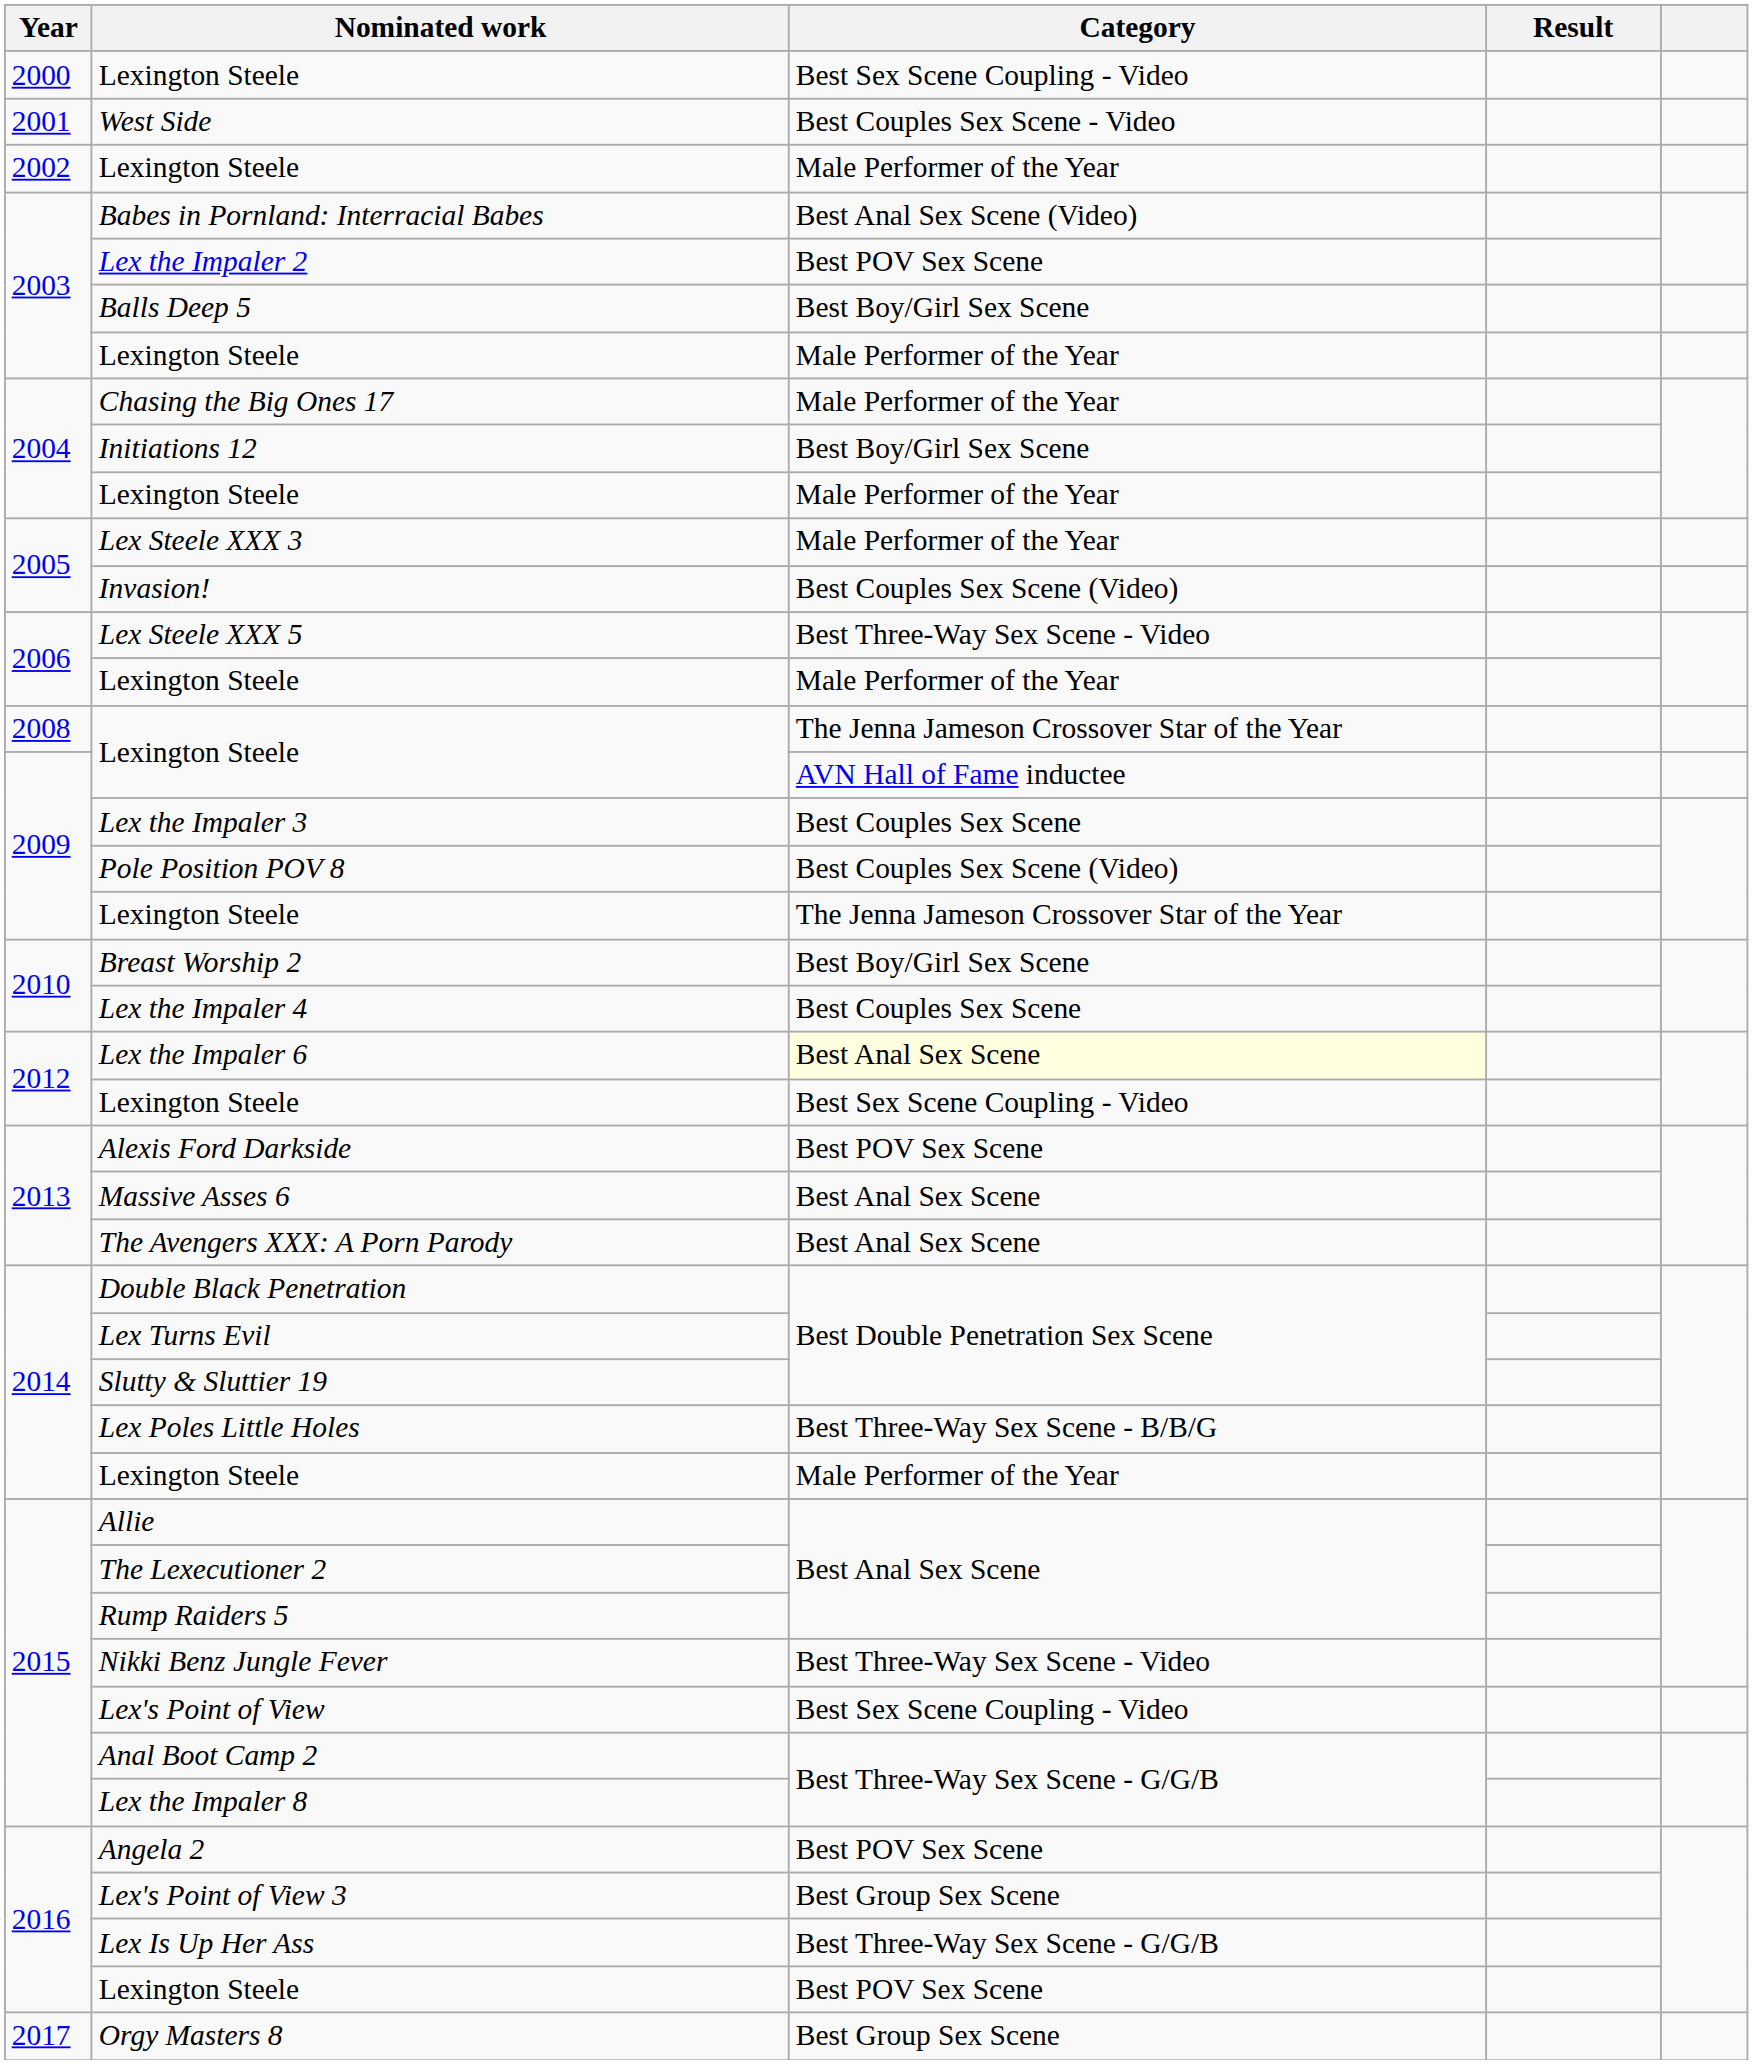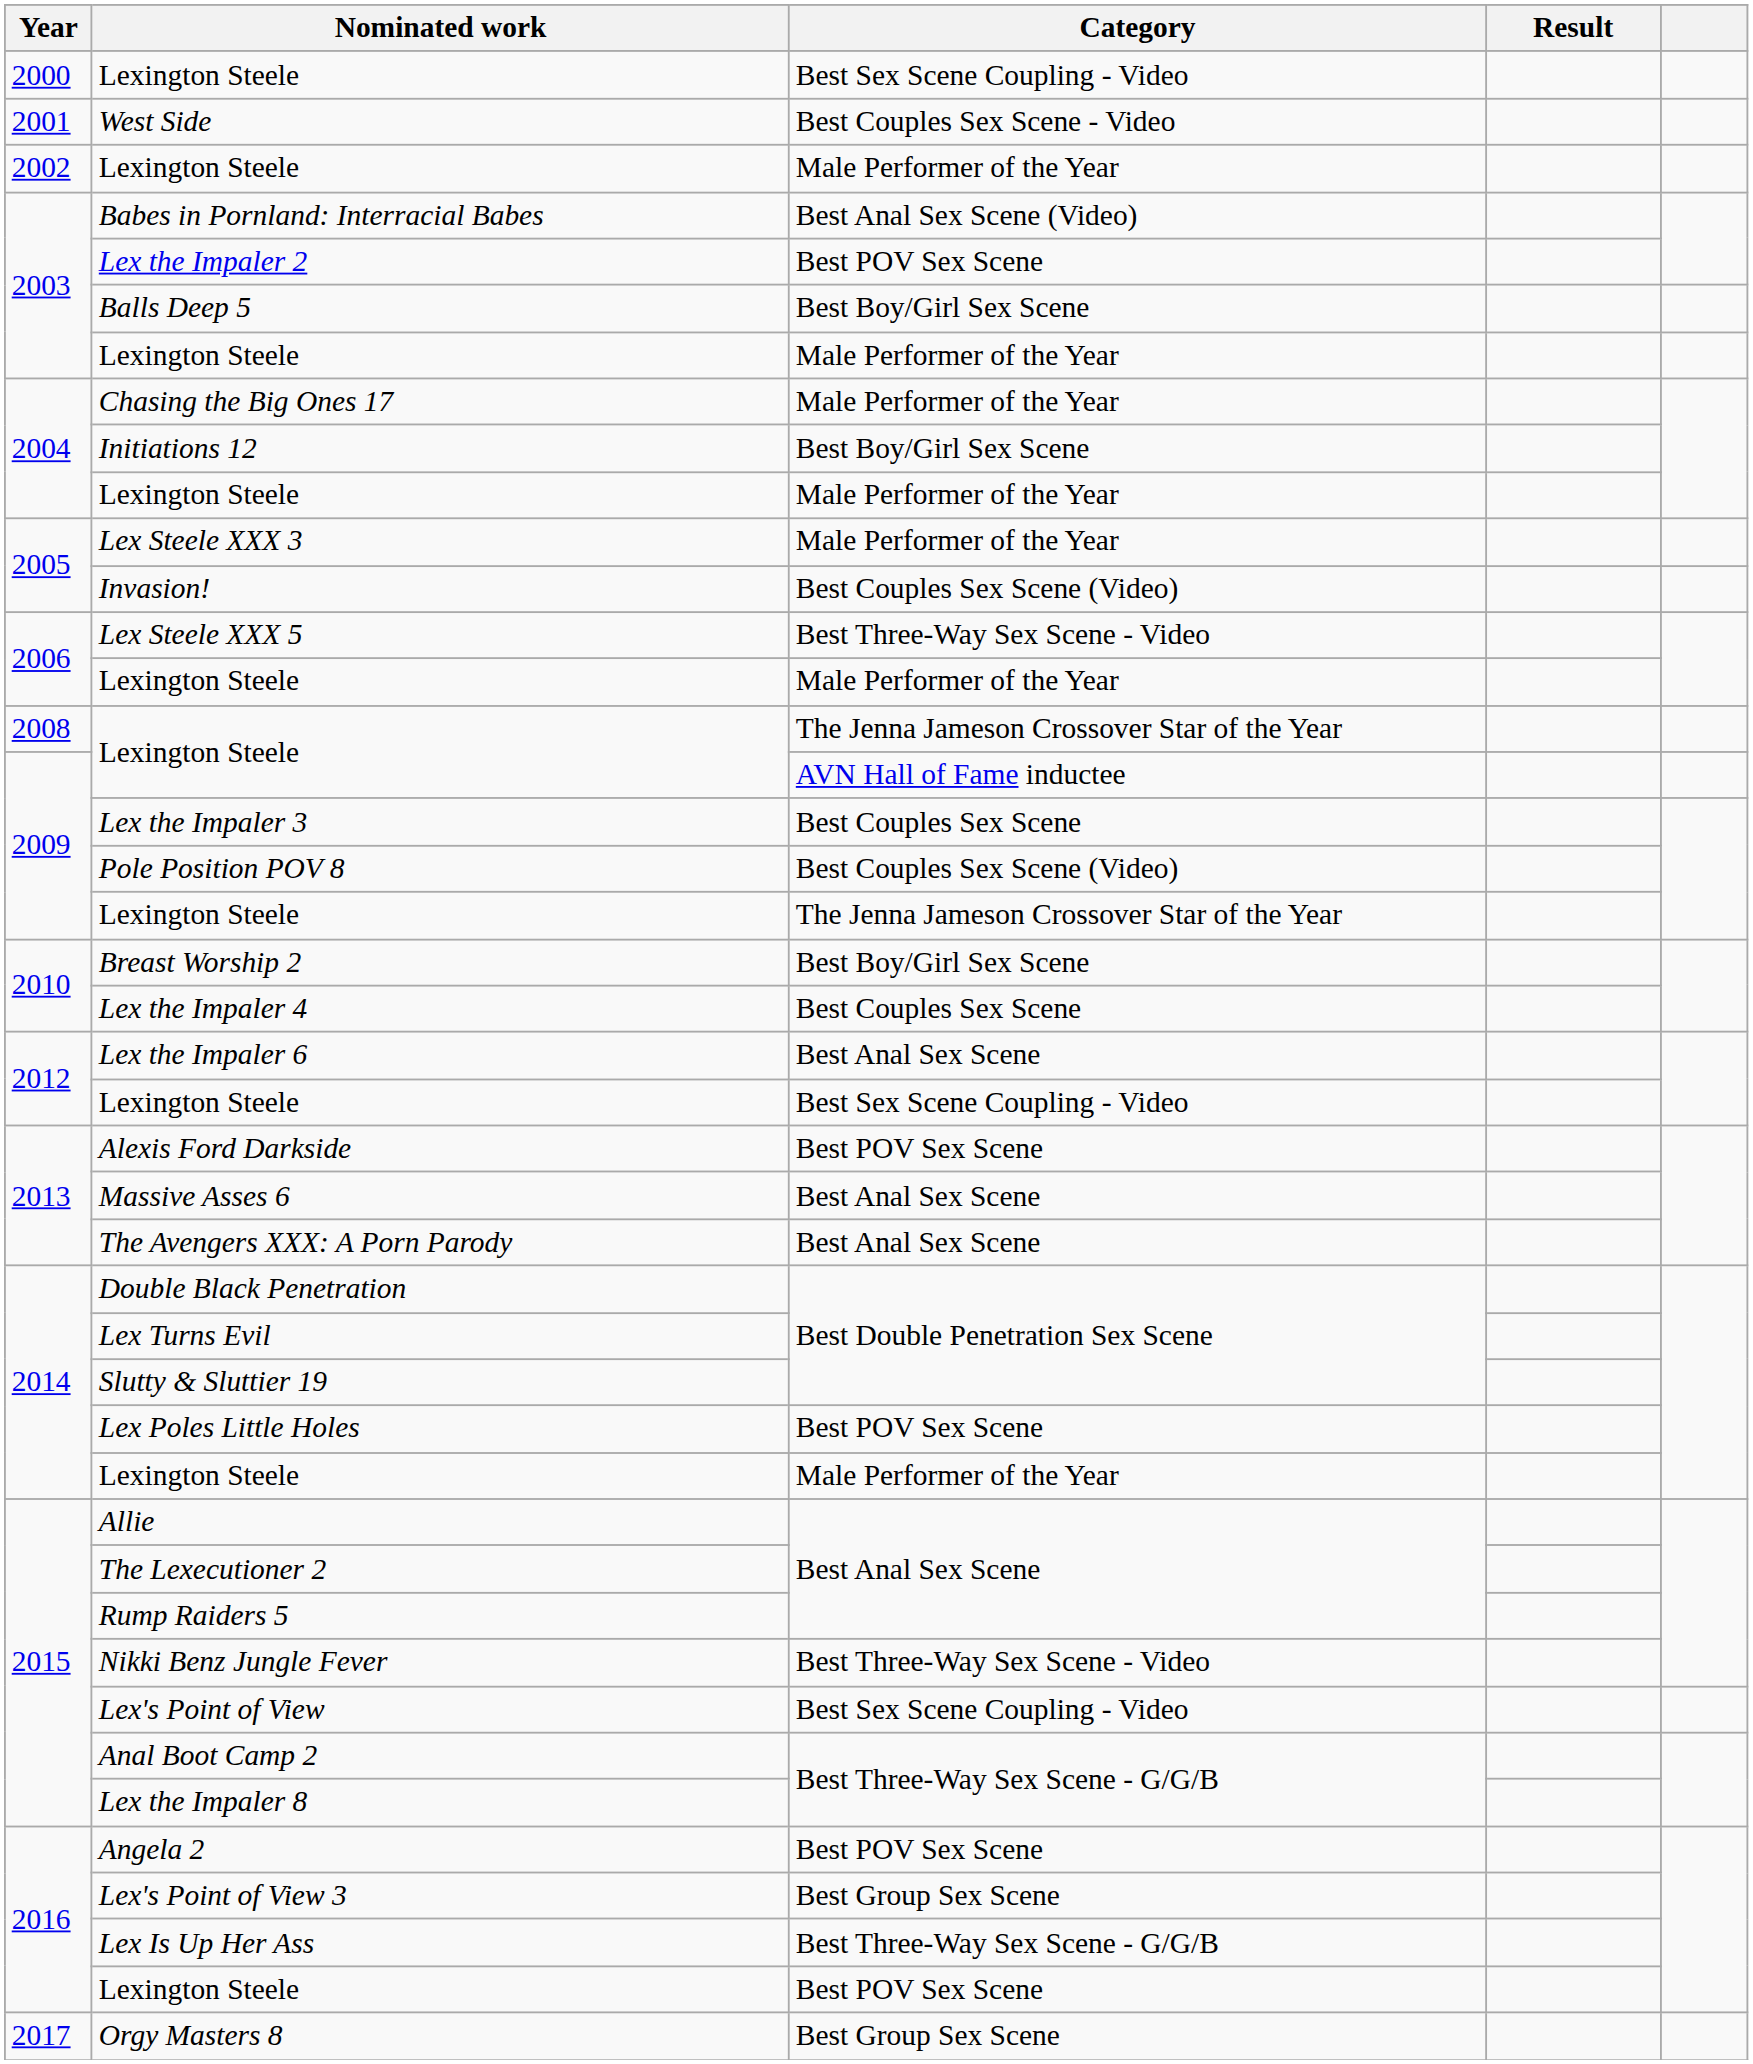(918, 1055) lightyellow background -> (918, 1055) no background
(1007, 1428) Best Three-Way Sex Scene - B/B/G -> (919, 1428) Best POV Sex Scene
